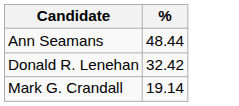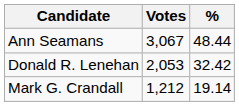+ column: (166, 16)
